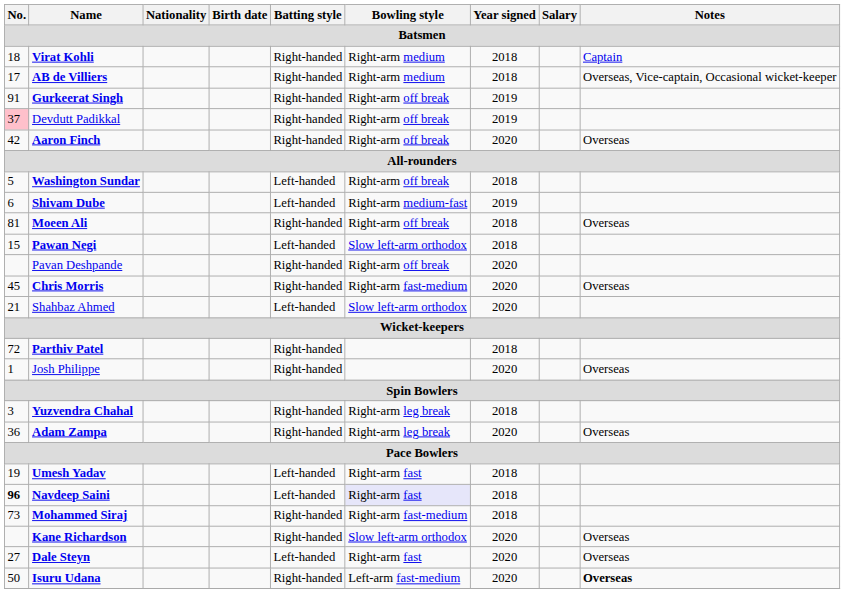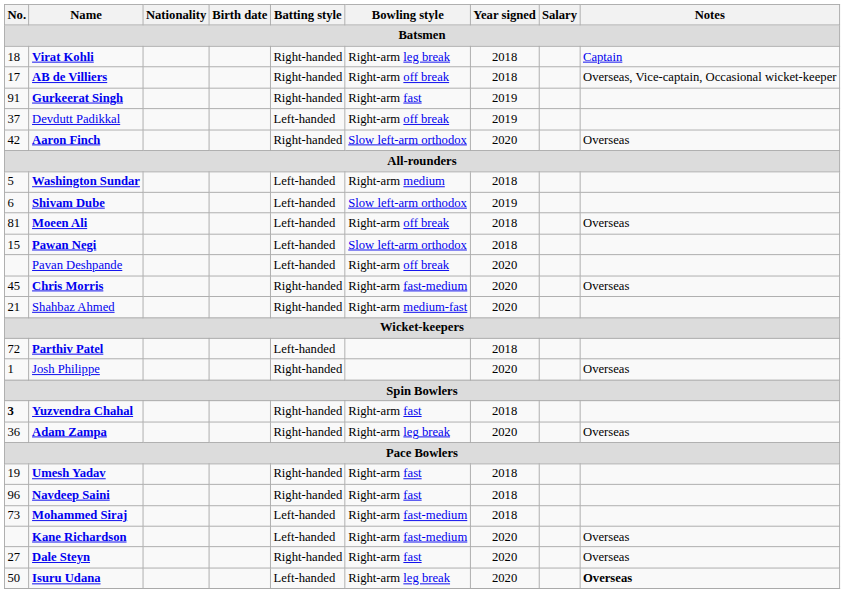(397, 56) Right-arm medium -> (399, 56) Right-arm leg break
(397, 77) Right-arm medium -> (399, 77) Right-arm off break
(399, 97) Right-arm off break -> (385, 97) Right-arm fast
(14, 118) pink background -> (14, 118) no background
(308, 118) Right-handed -> (304, 118) Left-handed
(399, 139) Right-arm off break -> (408, 139) Slow left-arm orthodox
(399, 181) Right-arm off break -> (397, 181) Right-arm medium
(408, 202) Right-arm medium-fast -> (408, 202) Slow left-arm orthodox
(308, 223) Right-handed -> (304, 223) Left-handed
(308, 264) Right-handed -> (304, 264) Left-handed
(304, 306) Left-handed -> (308, 306) Right-handed
(408, 306) Slow left-arm orthodox -> (408, 306) Right-arm medium-fast
(308, 348) Right-handed -> (304, 348) Left-handed
(11, 410) normal -> (11, 410) bold
(399, 410) Right-arm leg break -> (385, 410) Right-arm fast
(304, 473) Left-handed -> (308, 473) Right-handed
(14, 494) bold -> (14, 494) normal
(304, 494) Left-handed -> (308, 494) Right-handed
(385, 494) lavender background -> (385, 494) no background
(308, 515) Right-handed -> (304, 515) Left-handed
(308, 536) Right-handed -> (304, 536) Left-handed
(408, 536) Slow left-arm orthodox -> (408, 536) Right-arm fast-medium
(304, 557) Left-handed -> (308, 557) Right-handed
(308, 577) Right-handed -> (304, 577) Left-handed
(404, 577) Left-arm fast-medium -> (399, 577) Right-arm leg break
